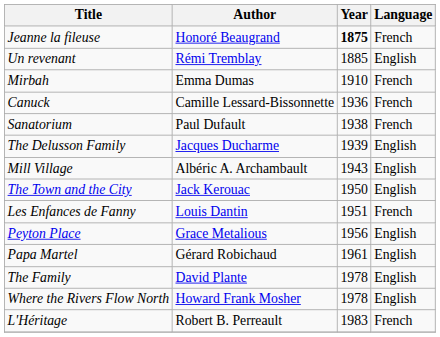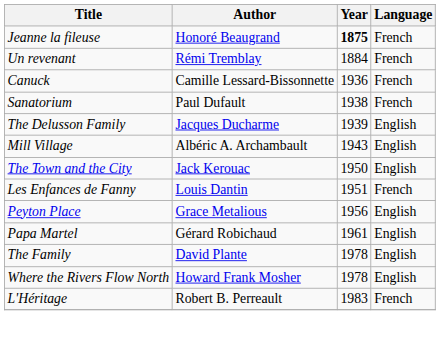(354, 59) 1885 -> (354, 59) 1884
(395, 59) English -> (393, 59) French
- row: (28, 80)
